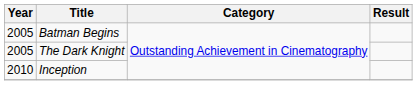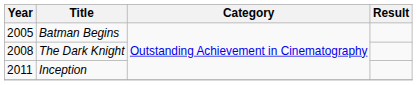(20, 51) 2005 -> (20, 51) 2008
(20, 70) 2010 -> (20, 70) 2011
